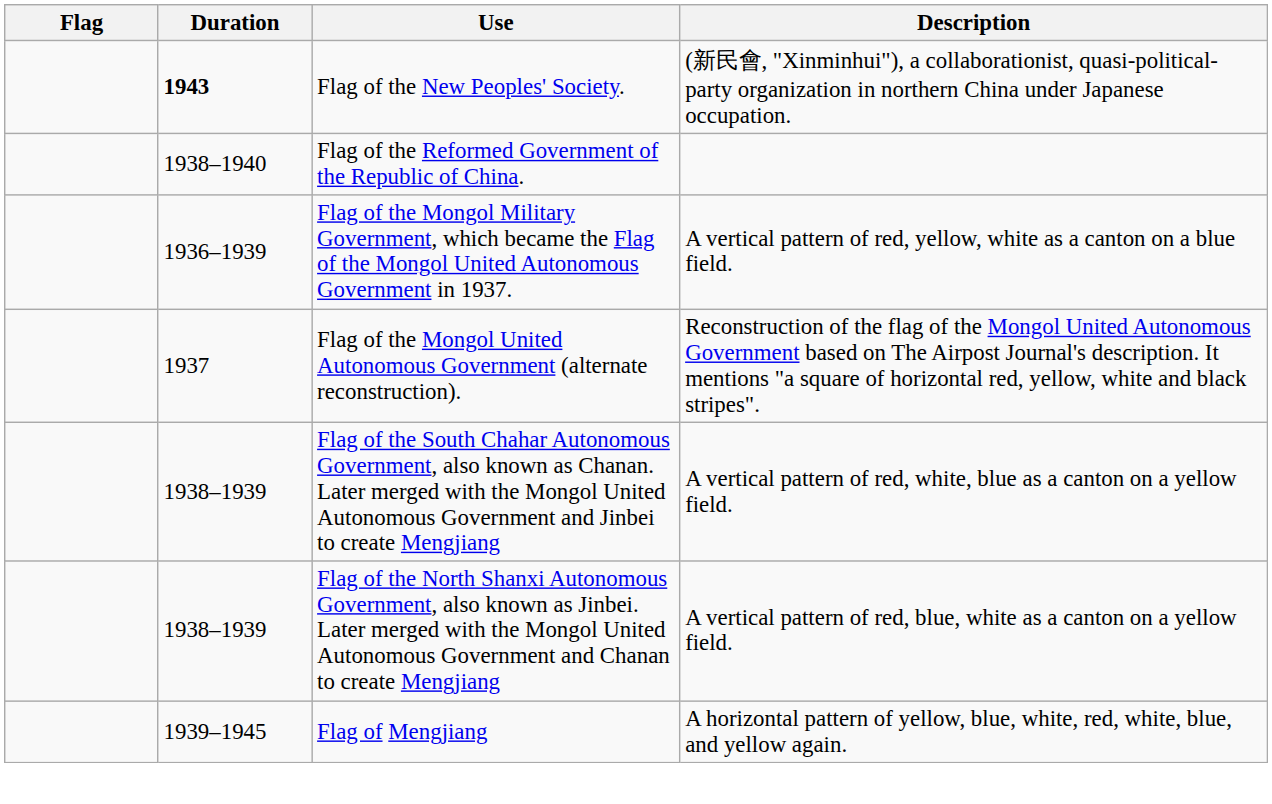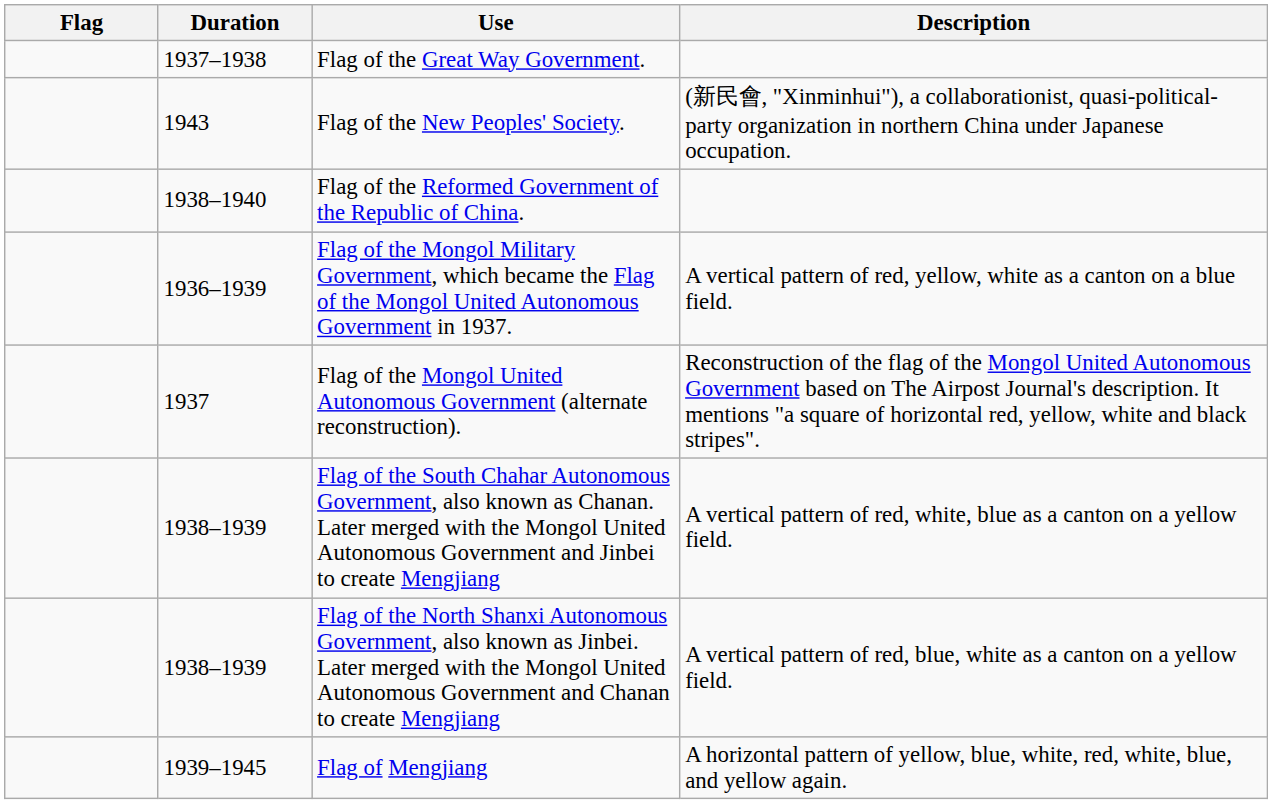+ row: (481, 58)
(186, 86) bold -> (186, 123) normal
